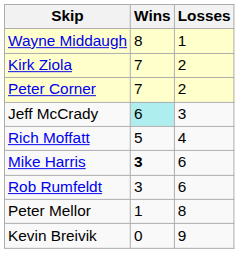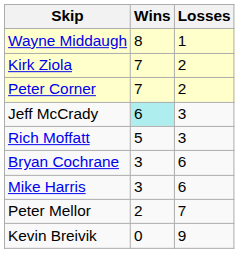(182, 138) 4 -> (182, 138) 3
+ row: (64, 162)
(138, 162) bold -> (138, 187) normal
- row: (55, 187)
(138, 211) 1 -> (138, 211) 2
(182, 211) 8 -> (182, 211) 7
